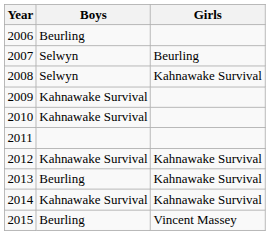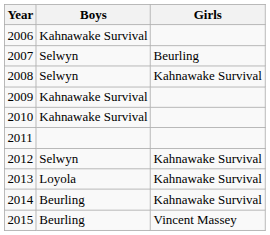(62, 35) Beurling -> (93, 35) Kahnawake Survival
(93, 158) Kahnawake Survival -> (59, 158) Selwyn
(62, 179) Beurling -> (58, 179) Loyola
(93, 199) Kahnawake Survival -> (62, 199) Beurling
